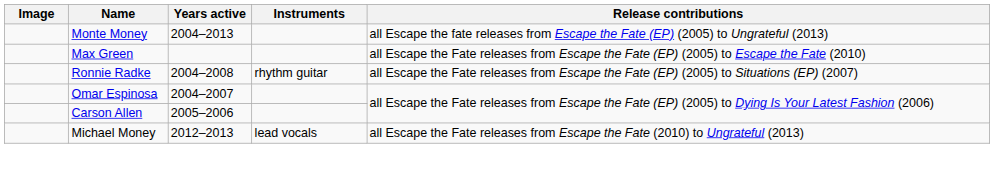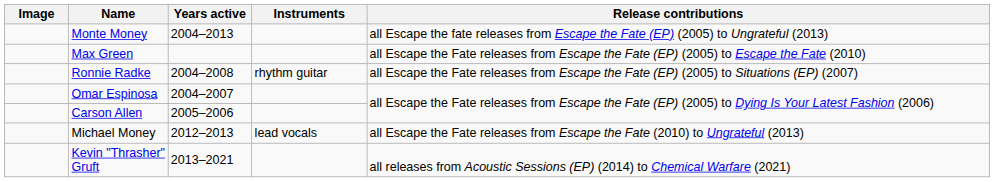+ row: (118, 159)
